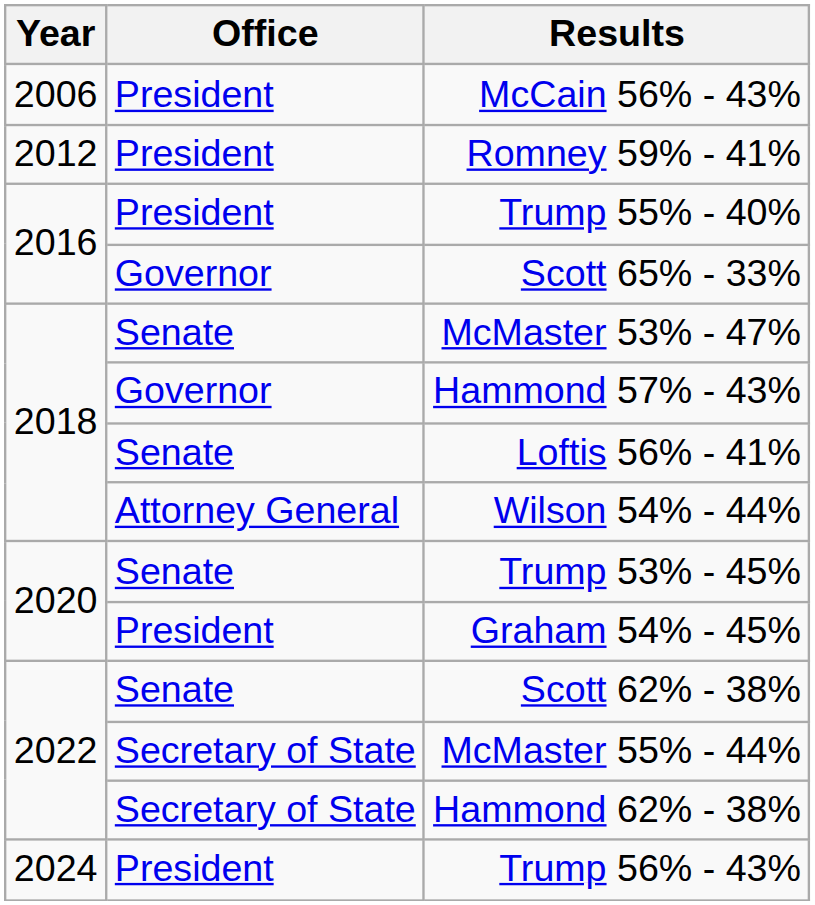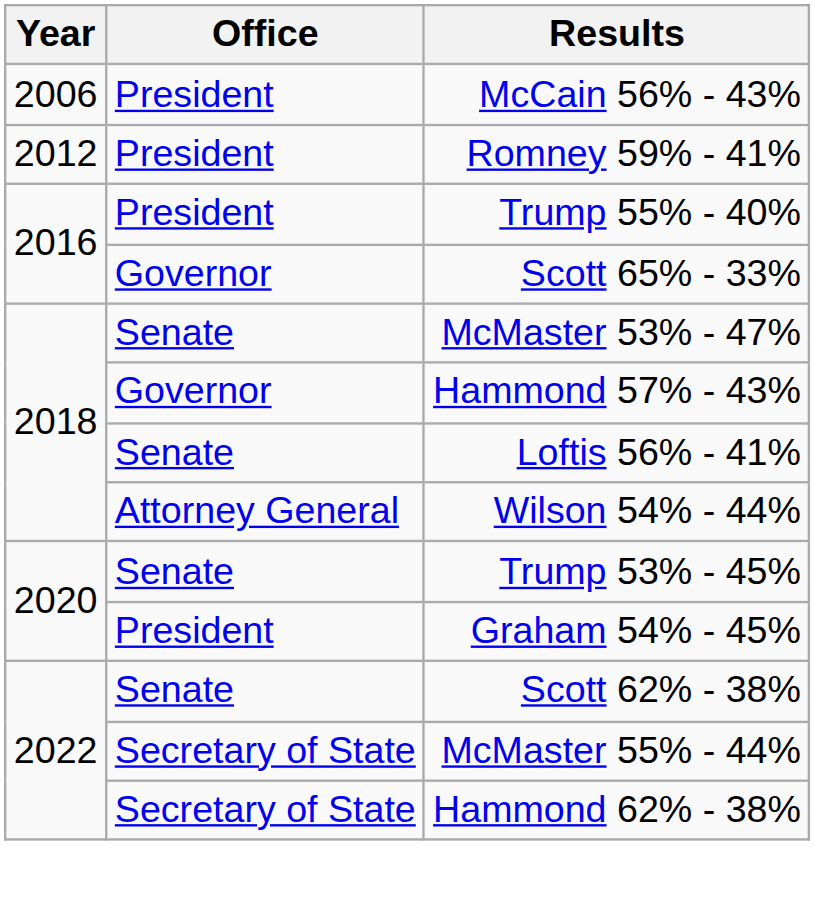- row: (650, 869)
